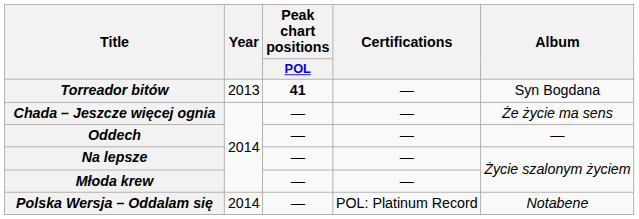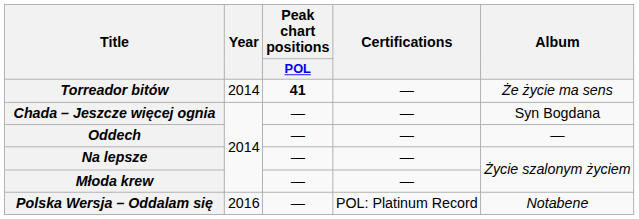(244, 90) 2013 -> (244, 90) 2014
(557, 90) Syn Bogdana -> (557, 90) Że życie ma sens
(557, 113) Że życie ma sens -> (557, 113) Syn Bogdana
(244, 203) 2014 -> (244, 203) 2016
